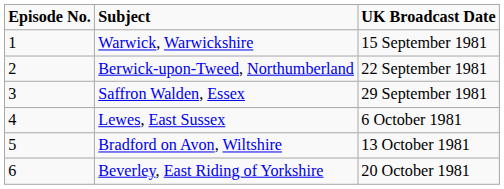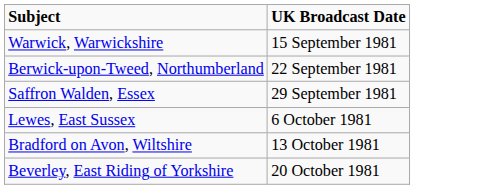- column: (50, 17)
